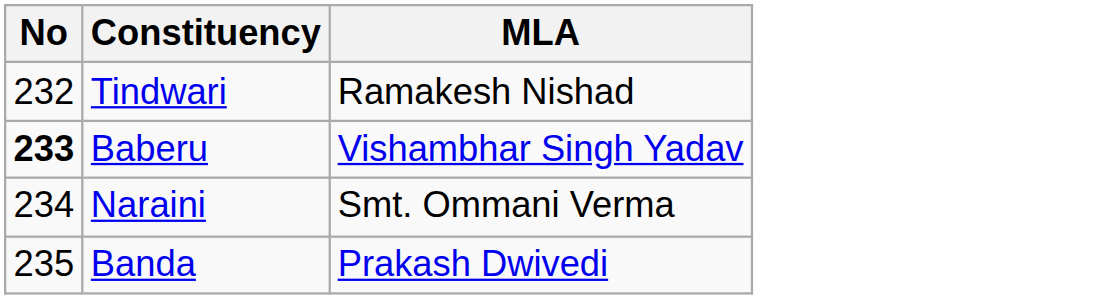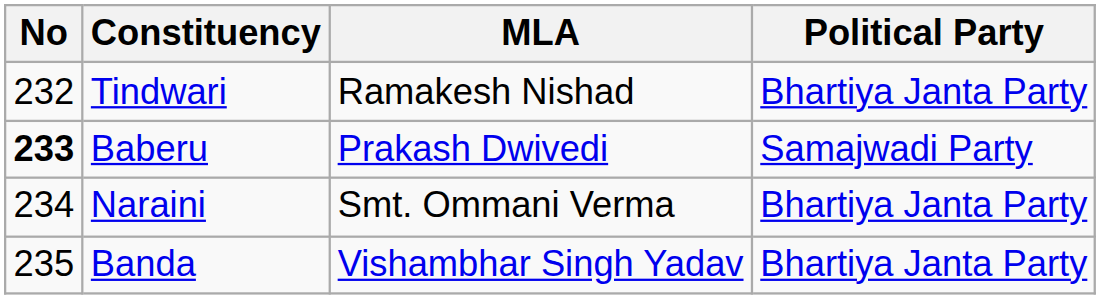+ column: (924, 33)
(541, 148) Vishambhar Singh Yadav -> (473, 148) Prakash Dwivedi
(473, 263) Prakash Dwivedi -> (541, 263) Vishambhar Singh Yadav
